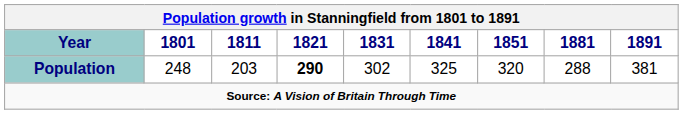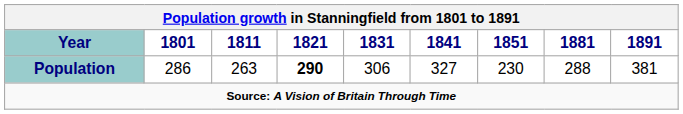(178, 69) 248 -> (178, 69) 286
(244, 69) 203 -> (244, 69) 263
(377, 69) 302 -> (377, 69) 306
(444, 69) 325 -> (444, 69) 327
(511, 69) 320 -> (511, 69) 230
